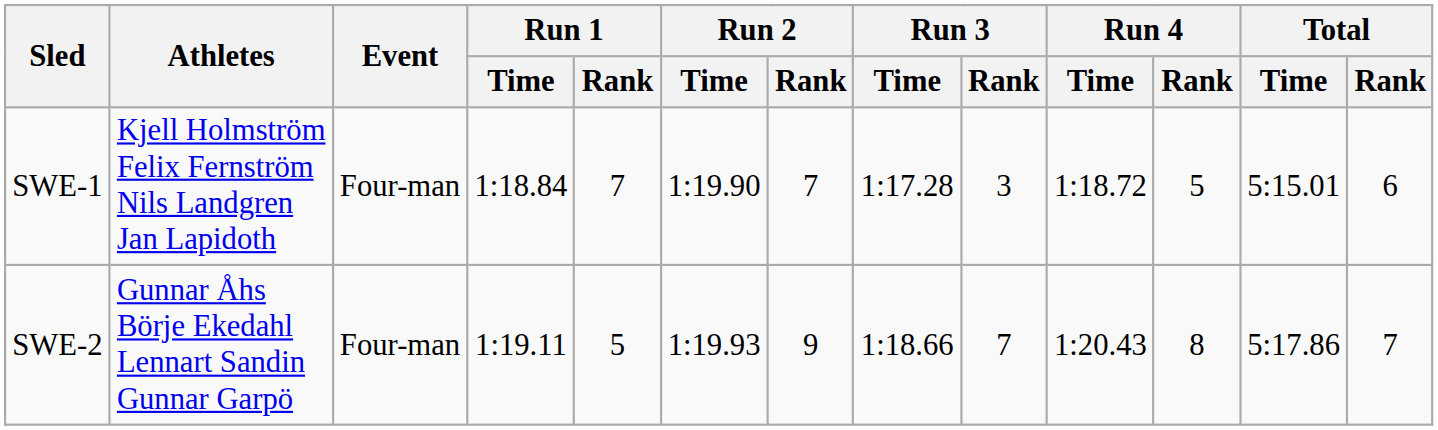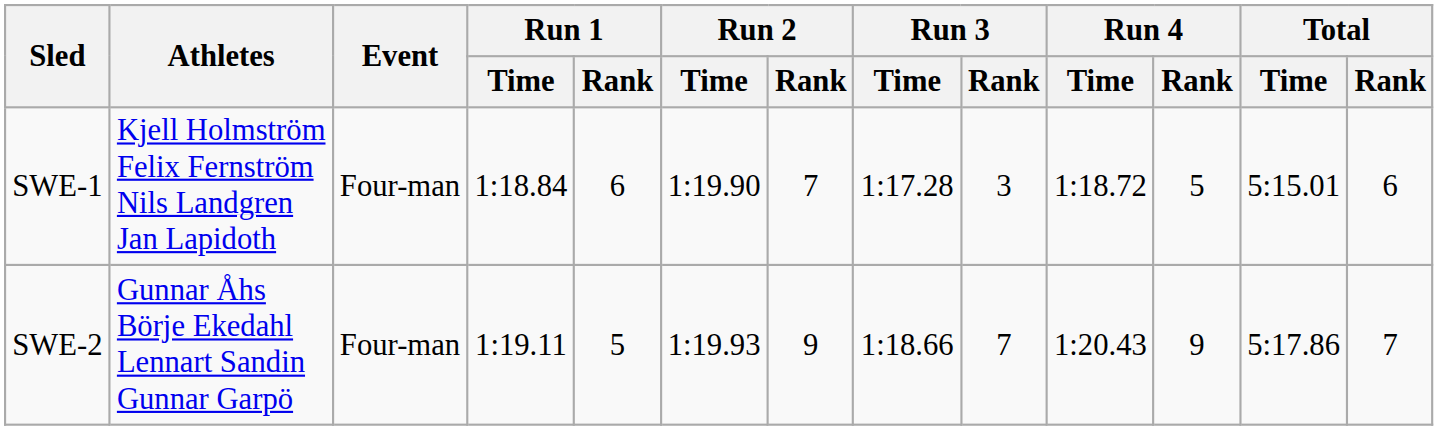(618, 185) 7 -> (618, 185) 6
(1197, 344) 8 -> (1197, 344) 9
